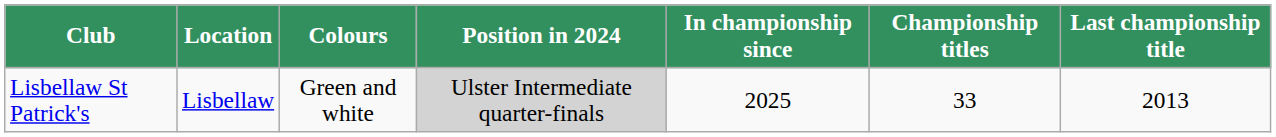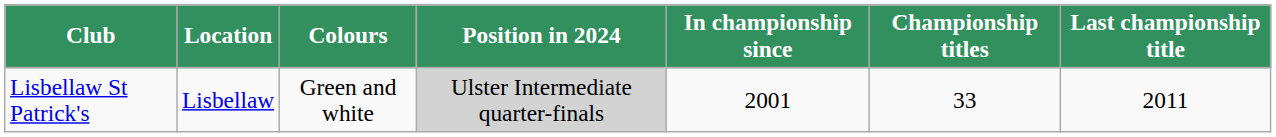(768, 99) 2025 -> (768, 99) 2001
(1165, 99) 2013 -> (1165, 99) 2011
